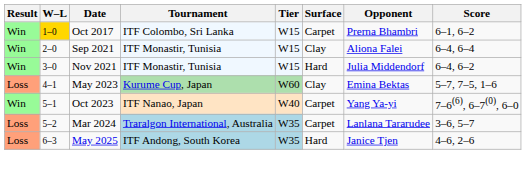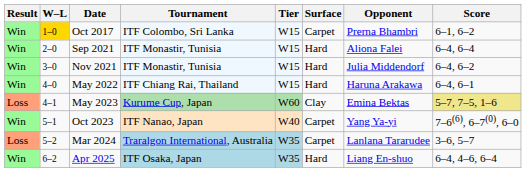(315, 48) Clay -> (316, 48) Hard
+ row: (95, 84)
(466, 84) no background -> (466, 102) khaki background
+ row: (93, 158)
- row: (95, 140)
